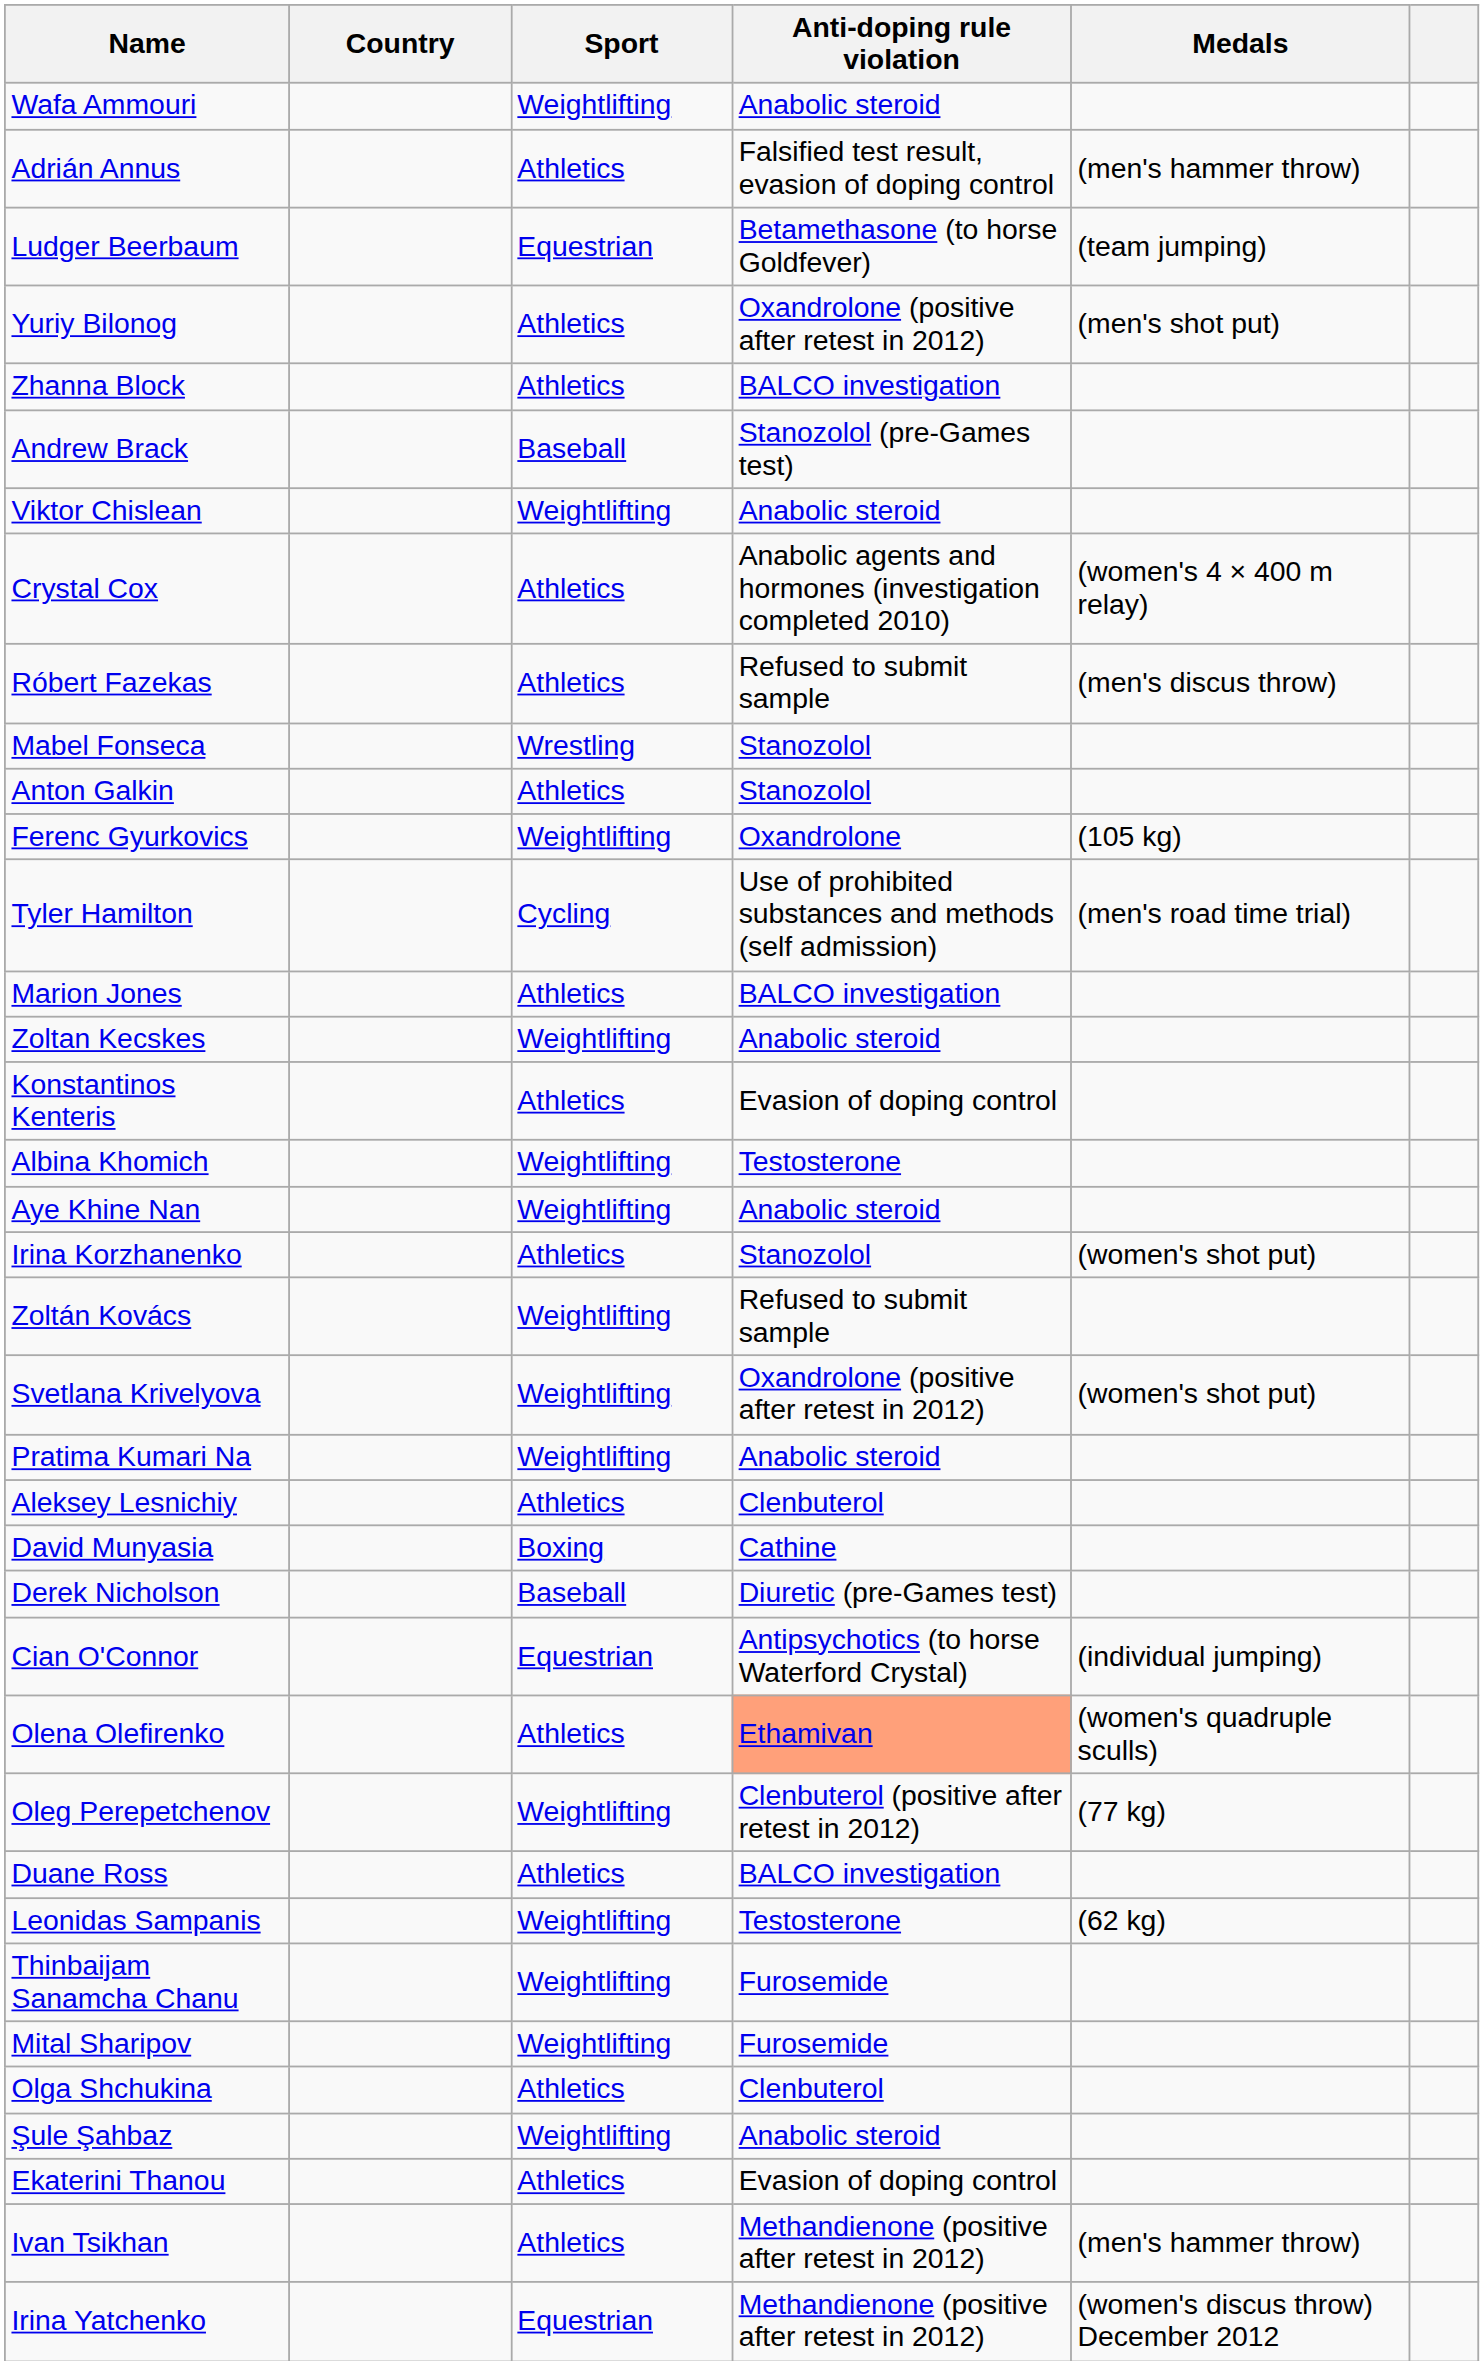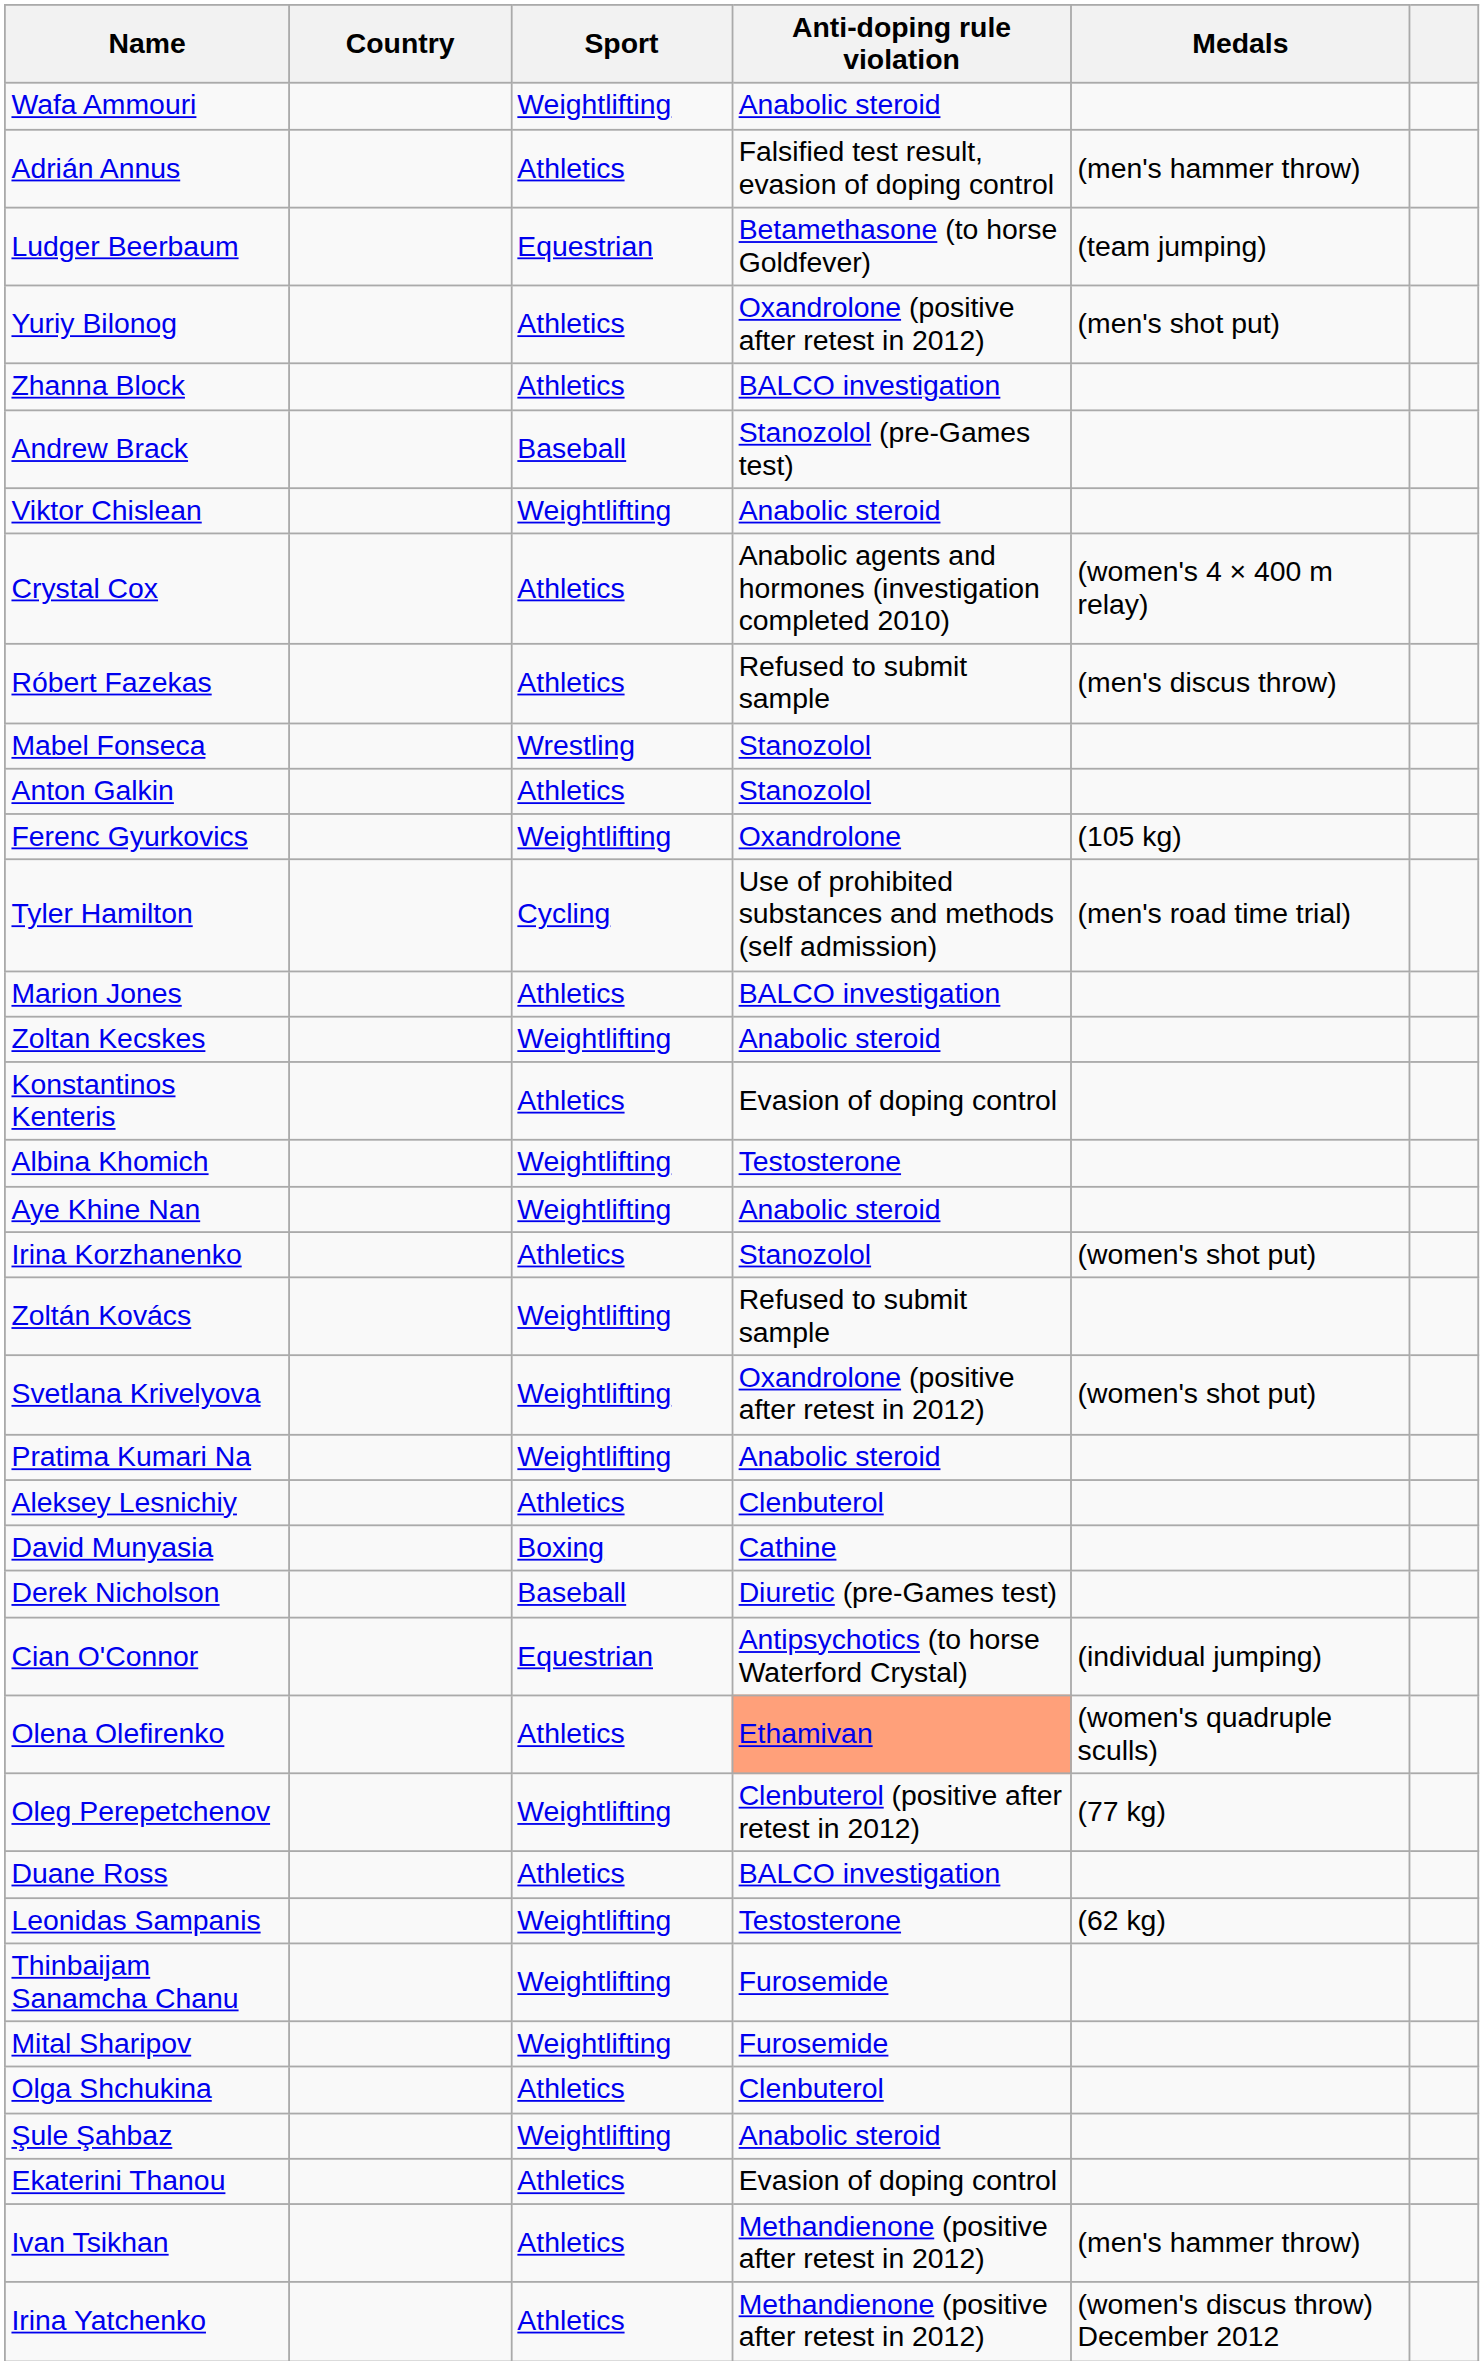(585, 2320) Equestrian -> (571, 2320) Athletics
